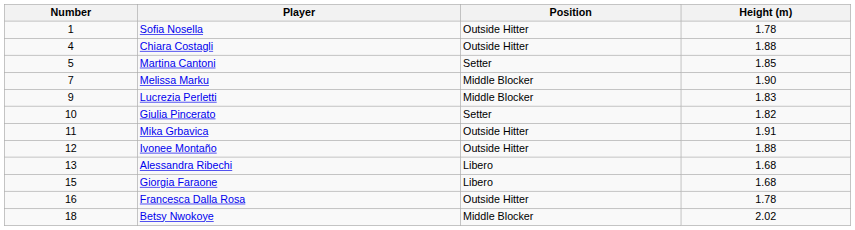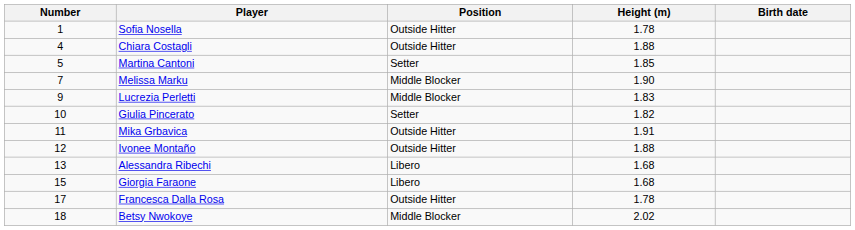+ column: (783, 13)
(71, 200) 16 -> (60, 200) 17
